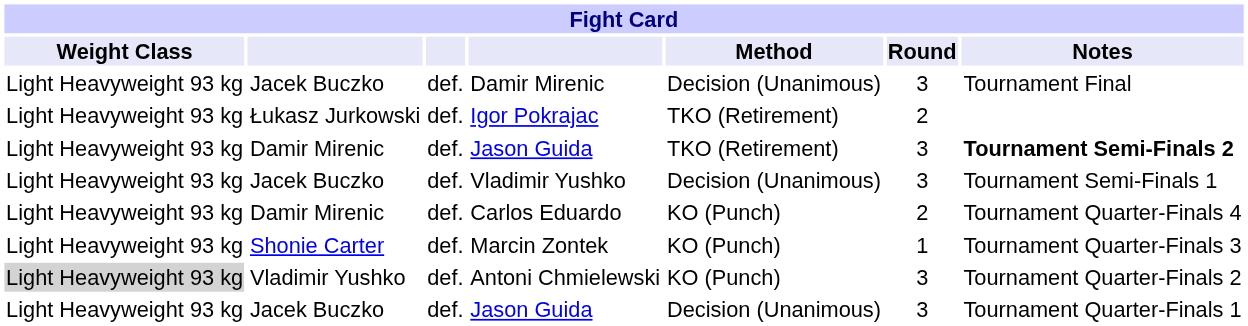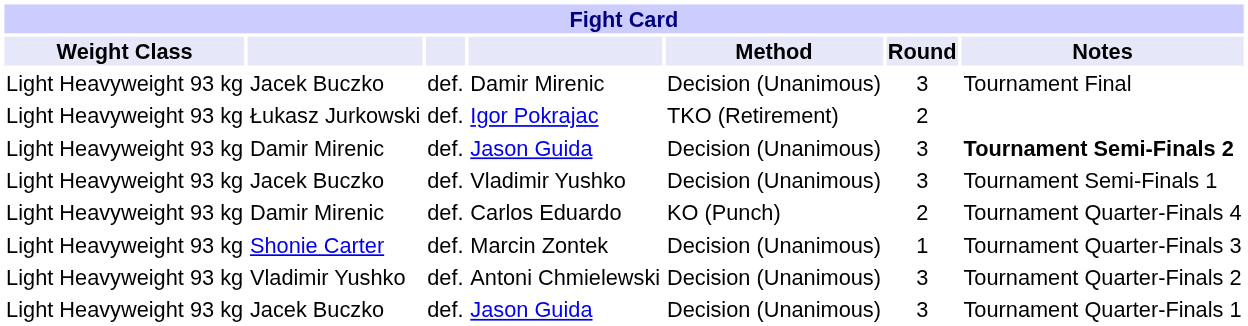(753, 148) TKO (Retirement) -> (774, 148) Decision (Unanimous)
(724, 245) KO (Punch) -> (774, 245) Decision (Unanimous)
(125, 277) lightgrey background -> (125, 277) no background
(724, 277) KO (Punch) -> (774, 277) Decision (Unanimous)
